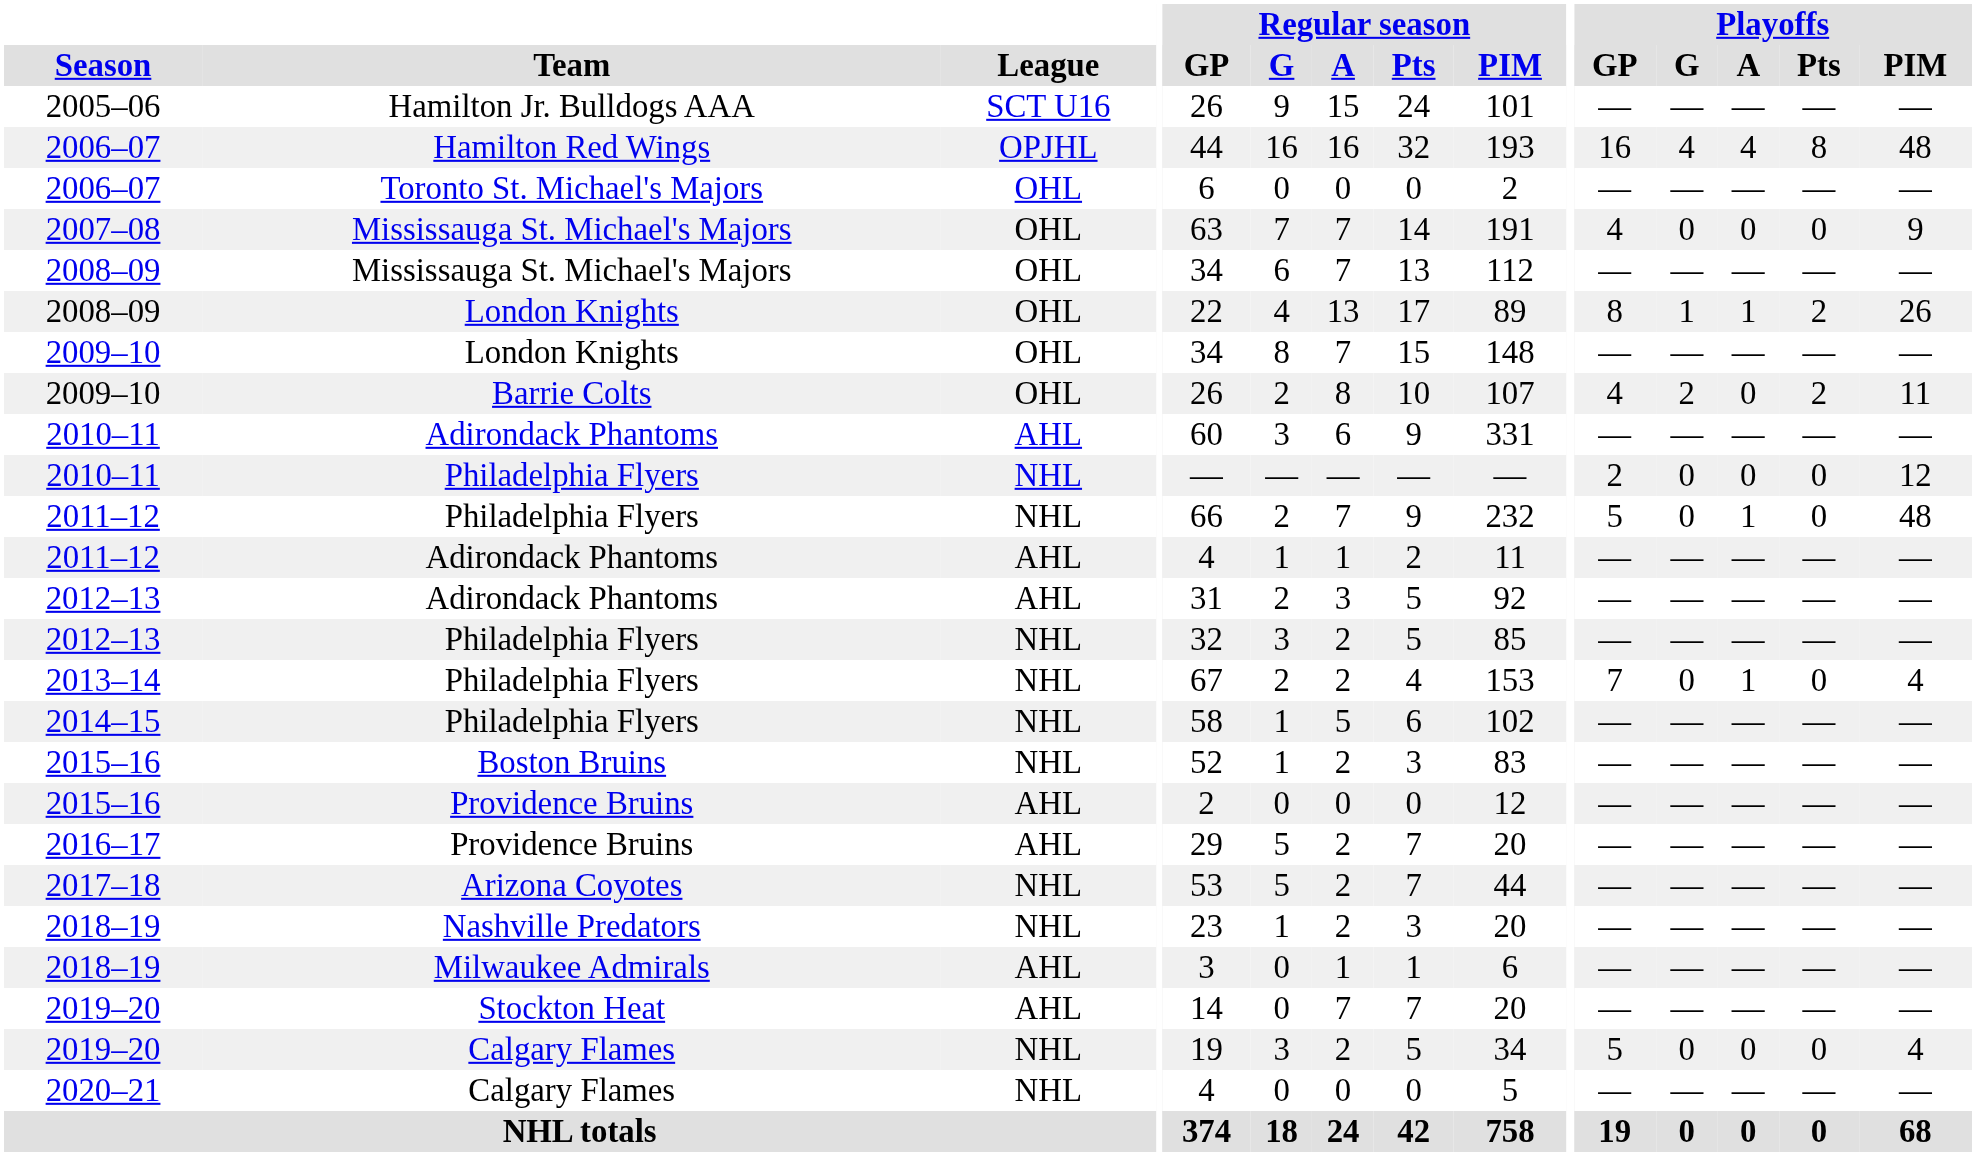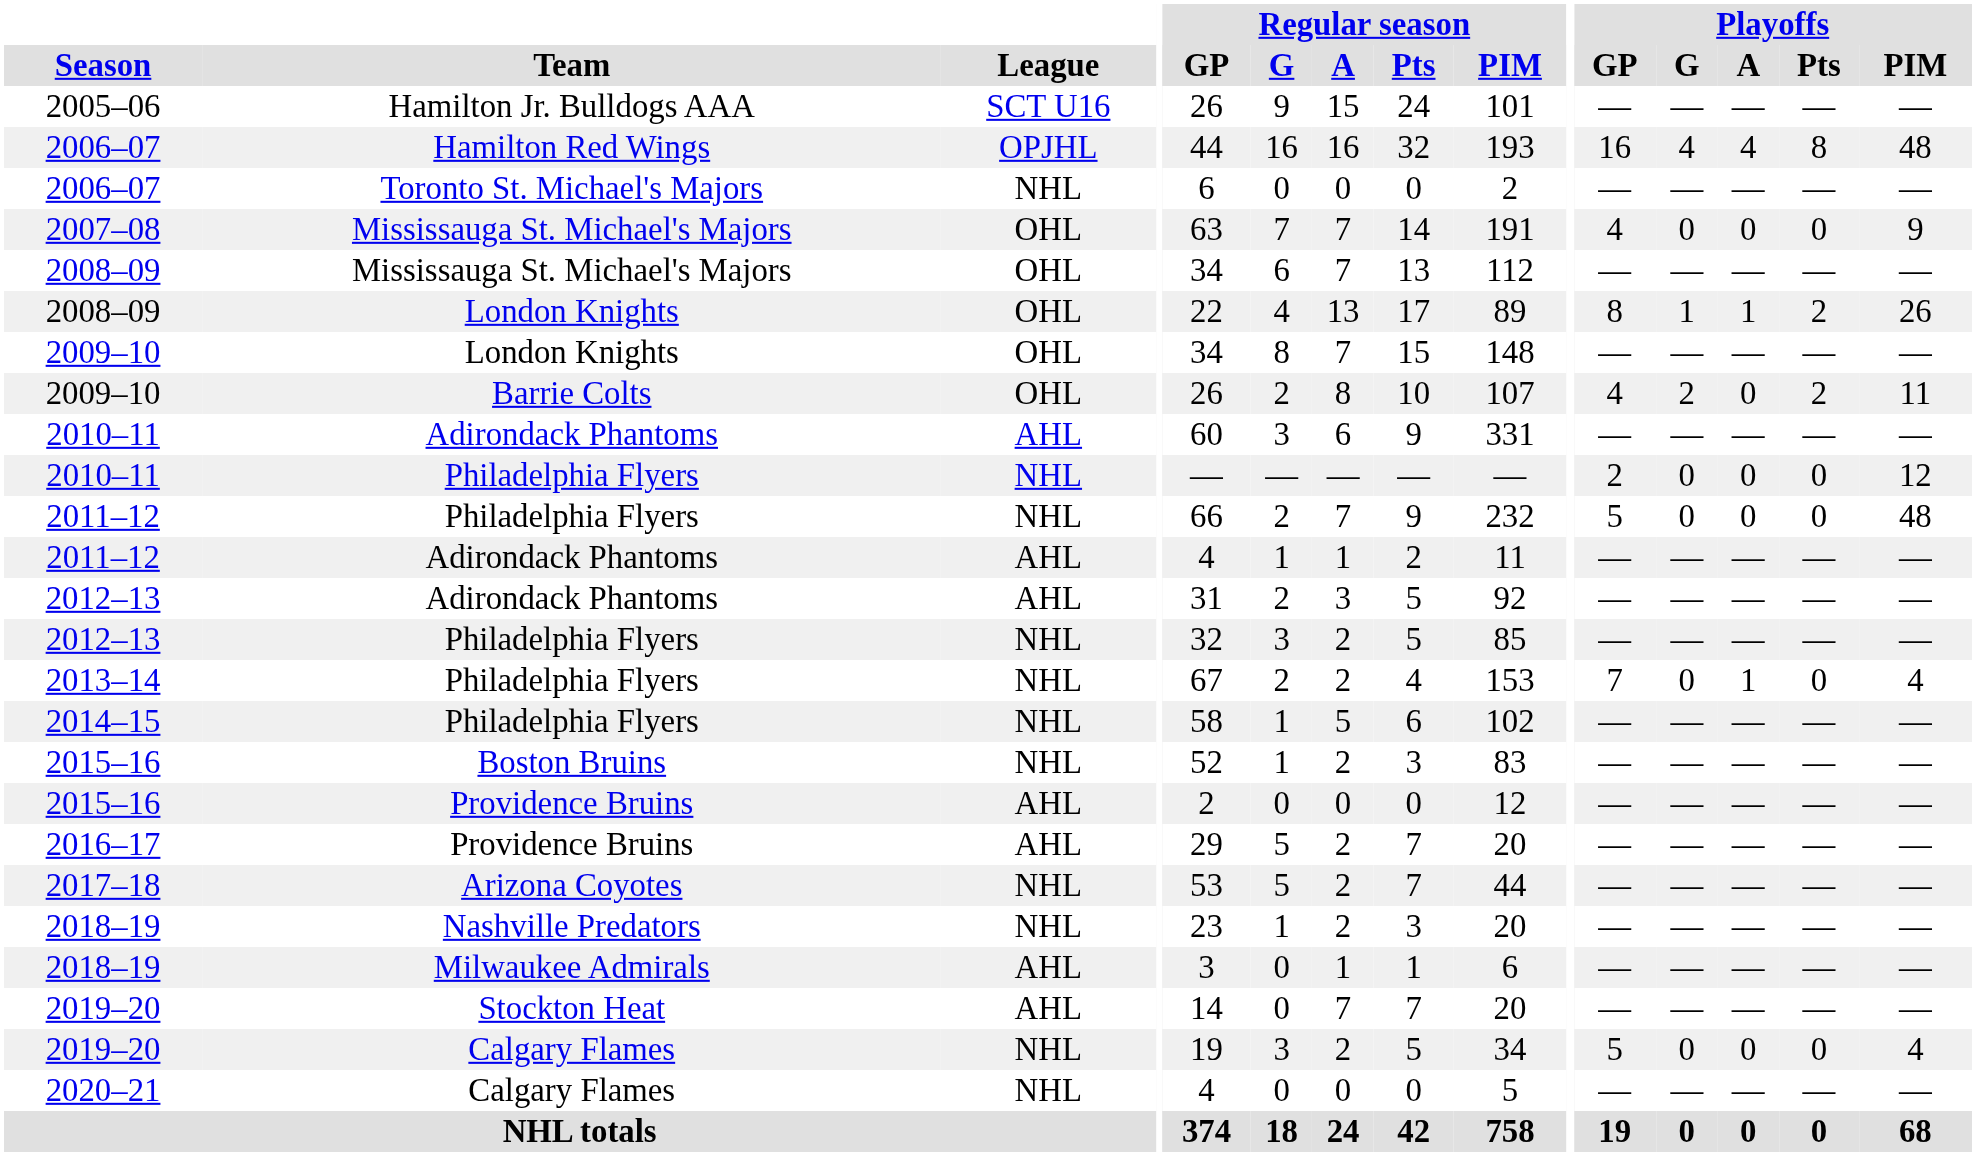(1048, 187) OHL -> (1048, 187) NHL
(1748, 515) 1 -> (1748, 515) 0
